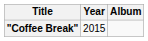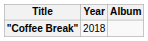(94, 28) 2015 -> (94, 28) 2018
